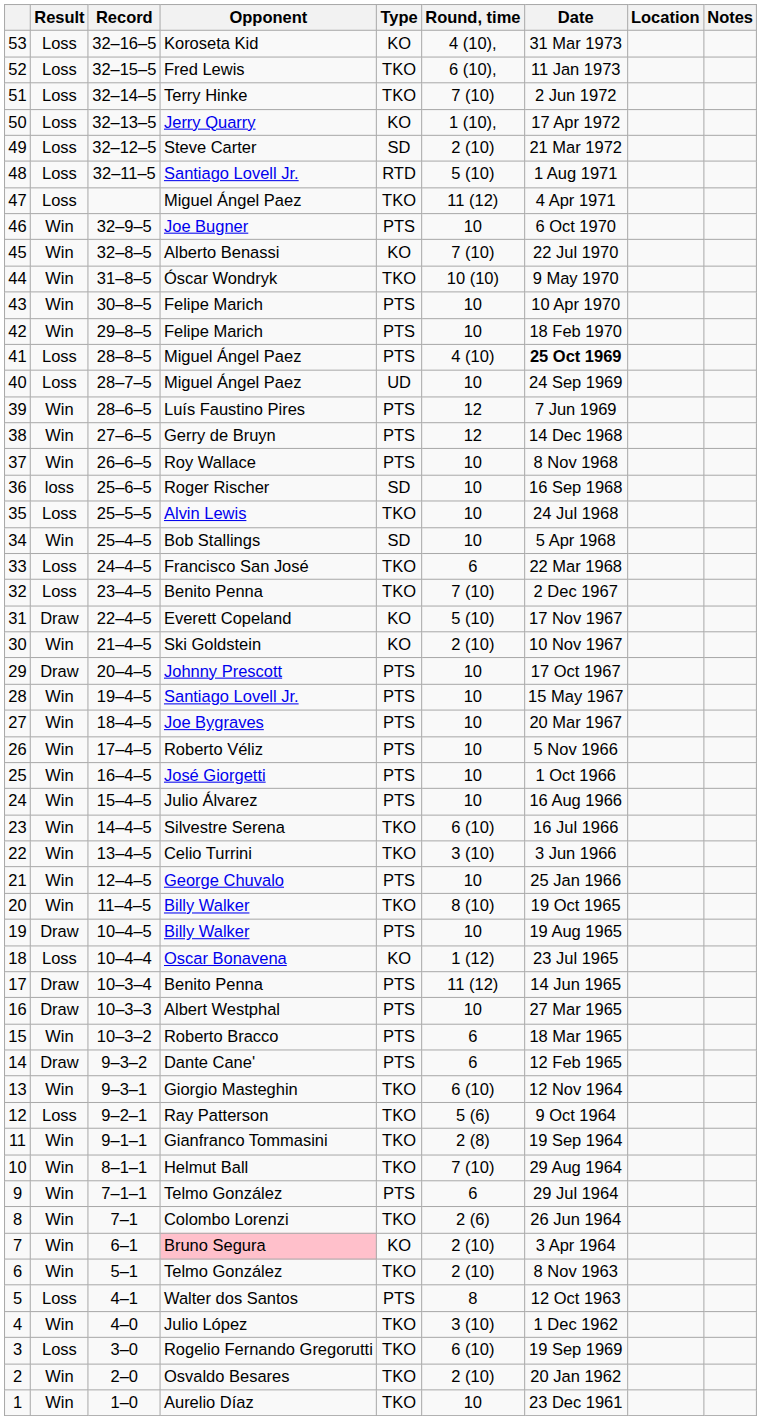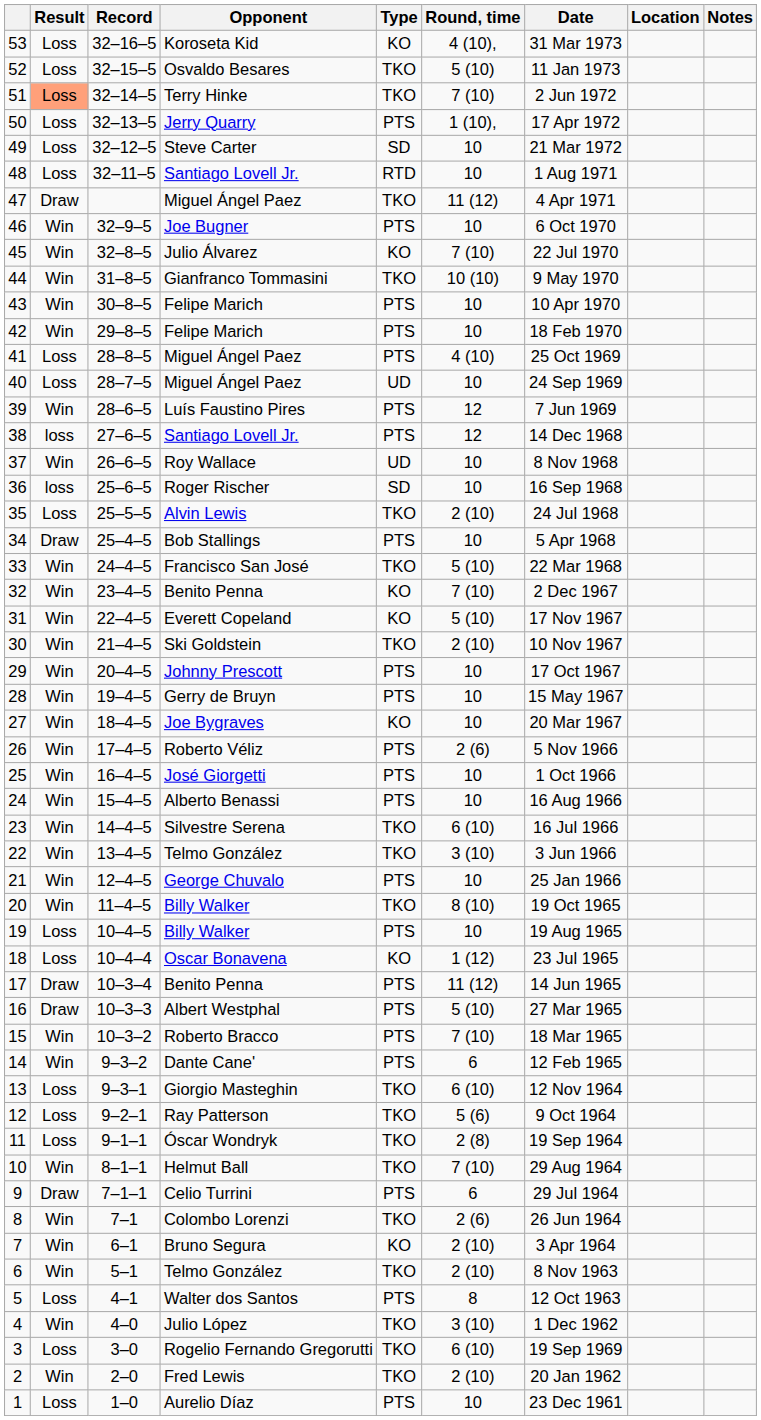(204, 69) Fred Lewis -> (227, 69) Osvaldo Besares
(473, 69) 6 (10), -> (473, 69) 5 (10)
(59, 95) no background -> (59, 95) lightsalmon background
(399, 122) KO -> (399, 122) PTS
(473, 148) 2 (10) -> (473, 148) 10
(473, 174) 5 (10) -> (473, 174) 10
(59, 200) Loss -> (59, 200) Draw
(222, 252) Alberto Benassi -> (211, 252) Julio Álvarez
(221, 278) Óscar Wondryk -> (246, 278) Gianfranco Tommasini
(576, 357) bold -> (576, 357) normal
(59, 435) Win -> (59, 435) loss
(220, 435) Gerry de Bruyn -> (231, 435) Santiago Lovell Jr.
(399, 461) PTS -> (399, 461) UD
(473, 514) 10 -> (473, 514) 2 (10)
(59, 540) Win -> (59, 540) Draw
(399, 540) SD -> (399, 540) PTS
(59, 566) Loss -> (59, 566) Win
(473, 566) 6 -> (473, 566) 5 (10)
(59, 592) Loss -> (59, 592) Win
(399, 592) TKO -> (399, 592) KO
(59, 618) Draw -> (59, 618) Win
(399, 644) KO -> (399, 644) TKO
(59, 670) Draw -> (59, 670) Win
(231, 697) Santiago Lovell Jr. -> (220, 697) Gerry de Bruyn
(399, 723) PTS -> (399, 723) KO
(473, 749) 10 -> (473, 749) 2 (6)
(211, 801) Julio Álvarez -> (222, 801) Alberto Benassi
(208, 853) Celio Turrini -> (223, 853) Telmo González
(59, 932) Draw -> (59, 932) Loss
(473, 1010) 10 -> (473, 1010) 5 (10)
(473, 1036) 6 -> (473, 1036) 7 (10)
(59, 1063) Draw -> (59, 1063) Win
(59, 1089) Win -> (59, 1089) Loss
(59, 1141) Win -> (59, 1141) Loss
(246, 1141) Gianfranco Tommasini -> (221, 1141) Óscar Wondryk
(59, 1193) Win -> (59, 1193) Draw
(223, 1193) Telmo González -> (208, 1193) Celio Turrini
(215, 1245) pink background -> (215, 1245) no background
(227, 1376) Osvaldo Besares -> (204, 1376) Fred Lewis
(59, 1402) Win -> (59, 1402) Loss
(399, 1402) TKO -> (399, 1402) PTS
